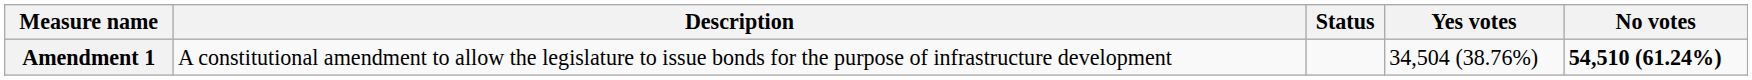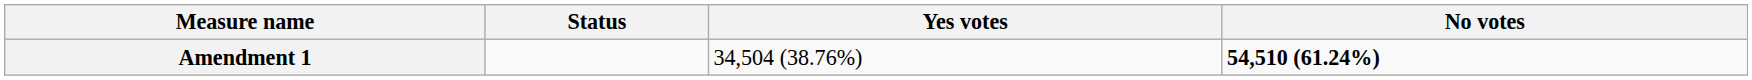- column: (739, 22)
